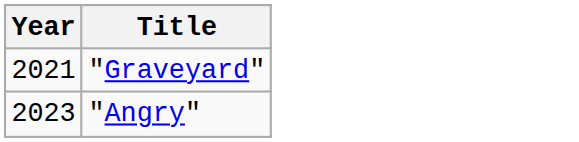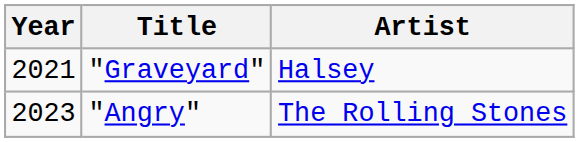+ column: (423, 27)
